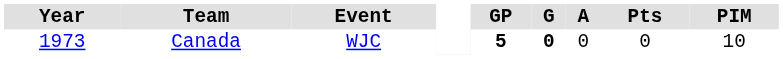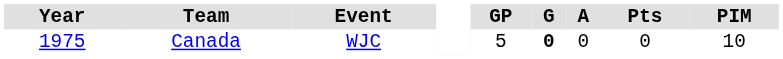(62, 42) 1973 -> (62, 42) 1975
(501, 42) bold -> (501, 42) normal
